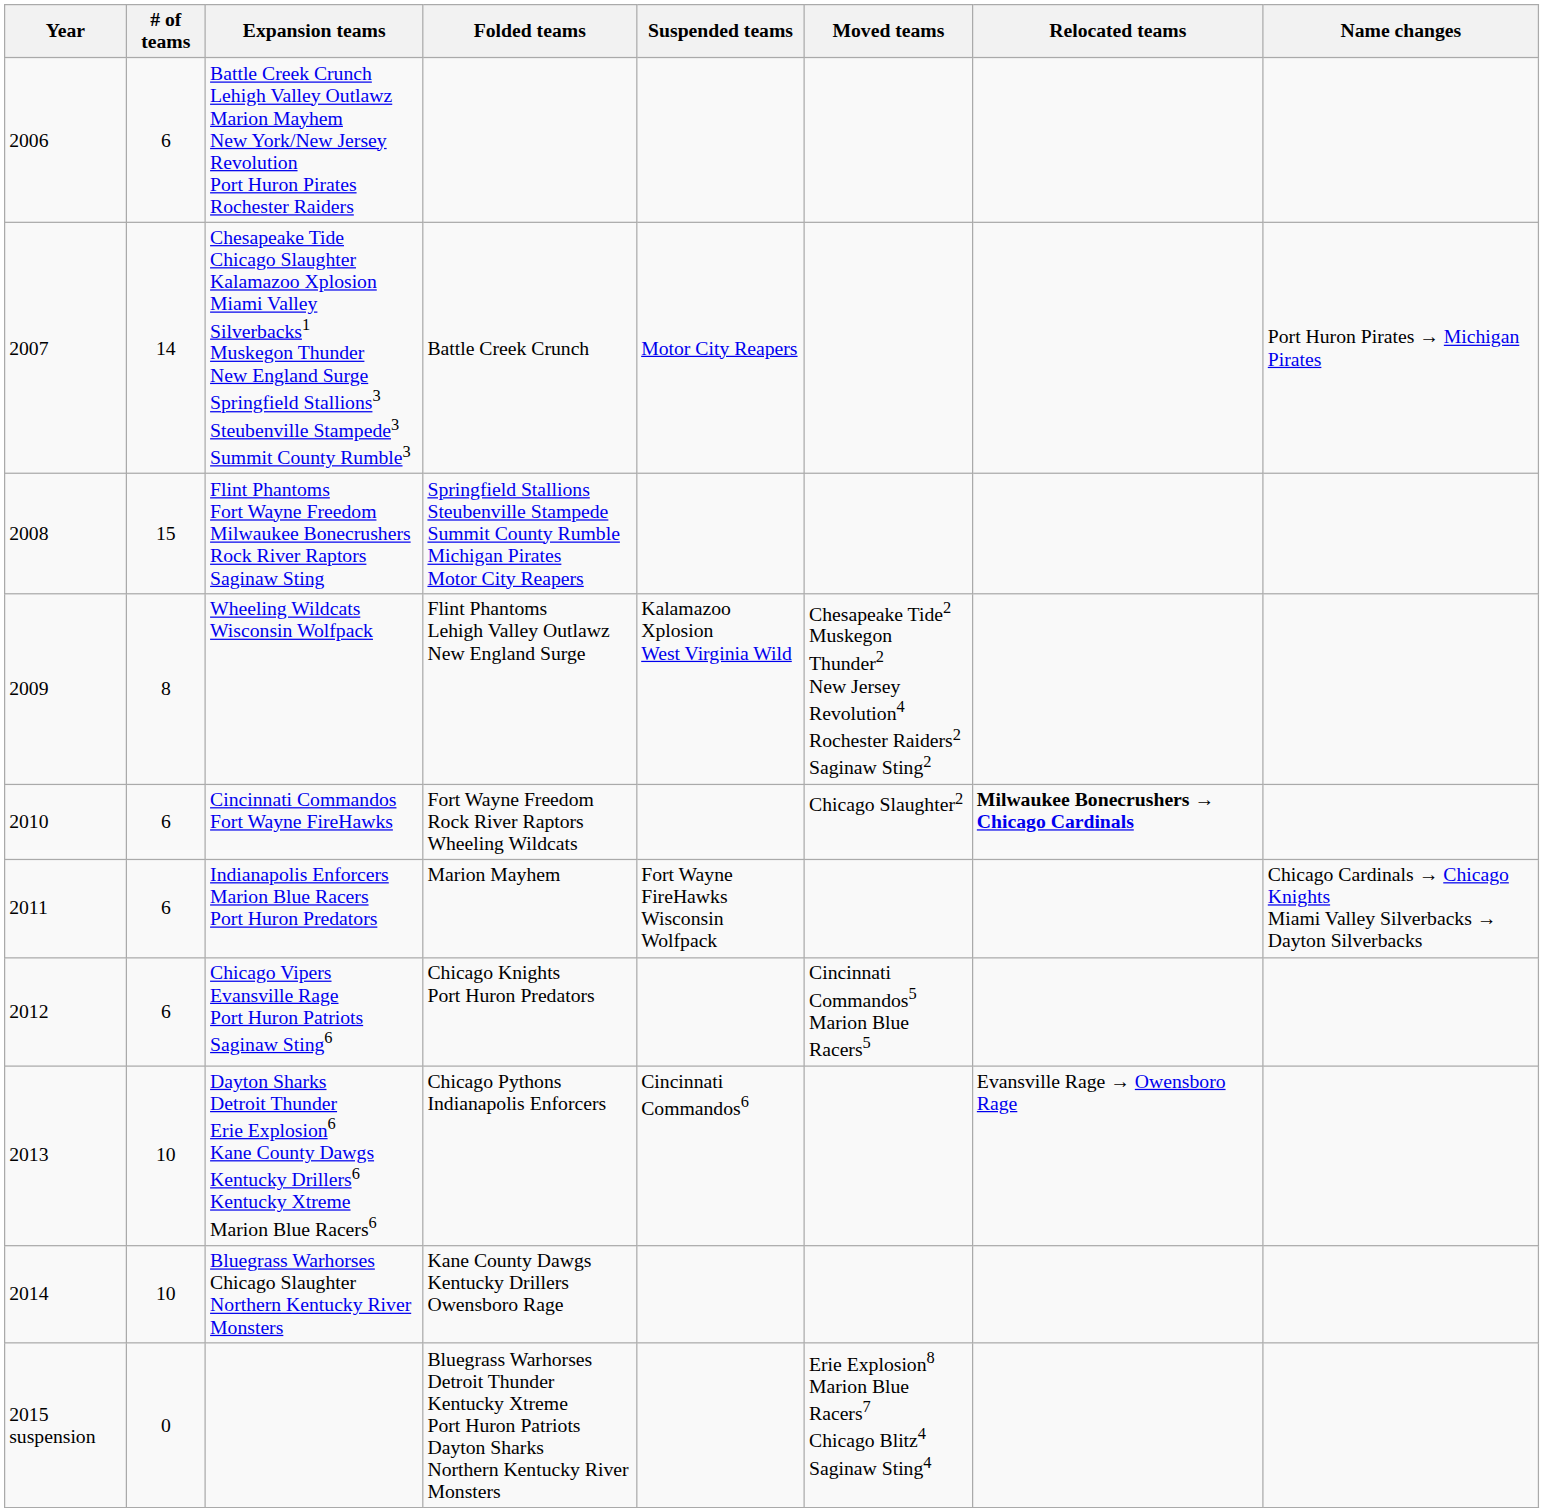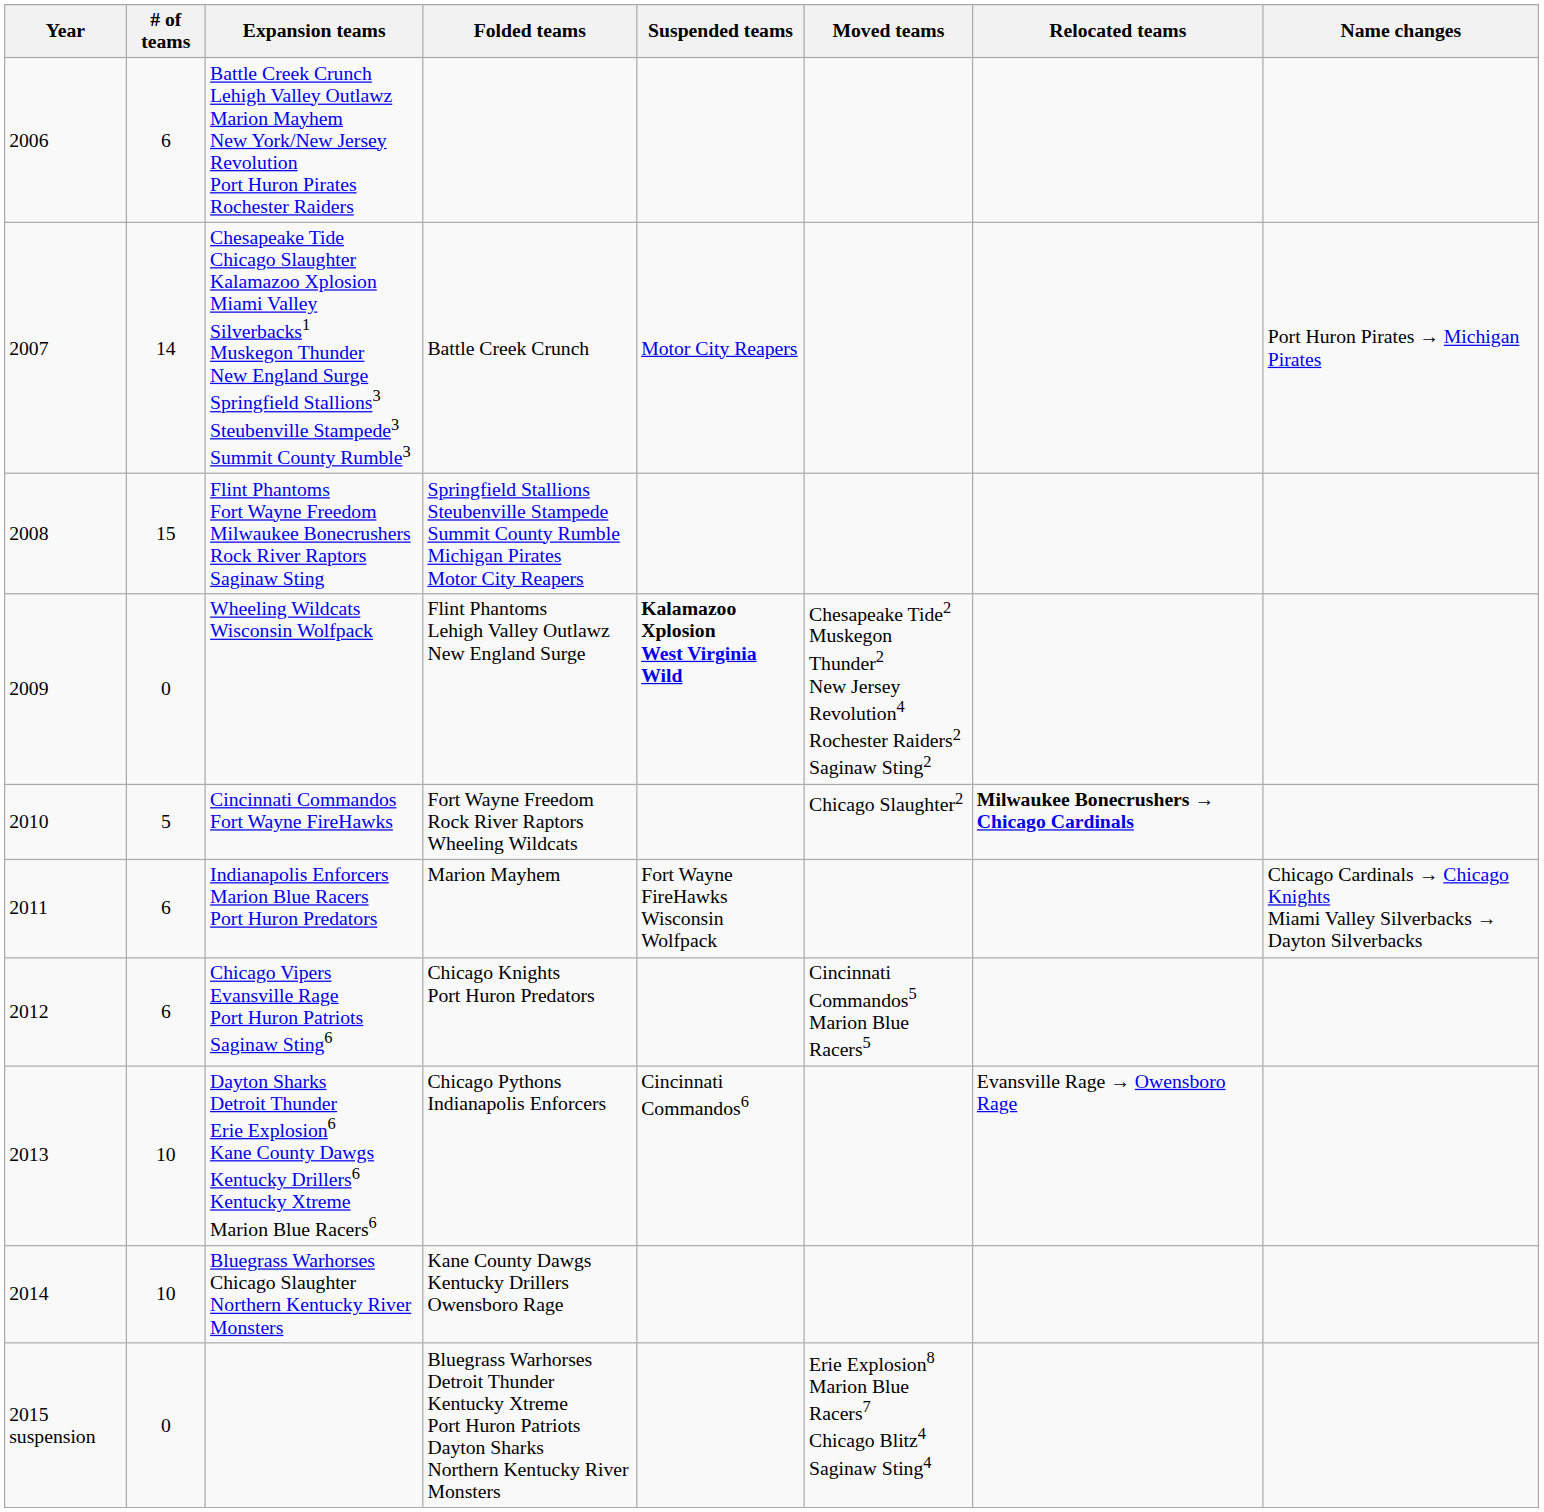(166, 688) 8 -> (166, 688) 0
(716, 631) normal -> (699, 642) bold
(166, 821) 6 -> (166, 821) 5
